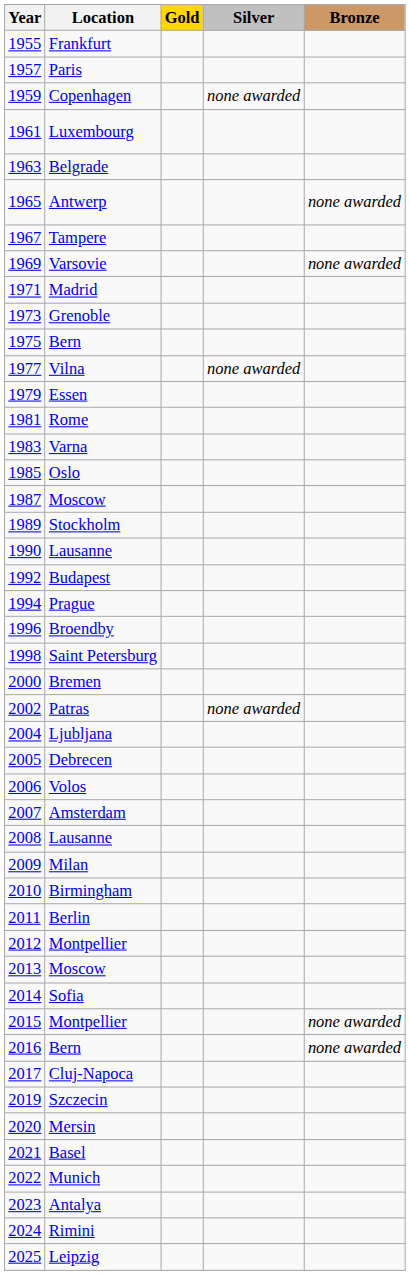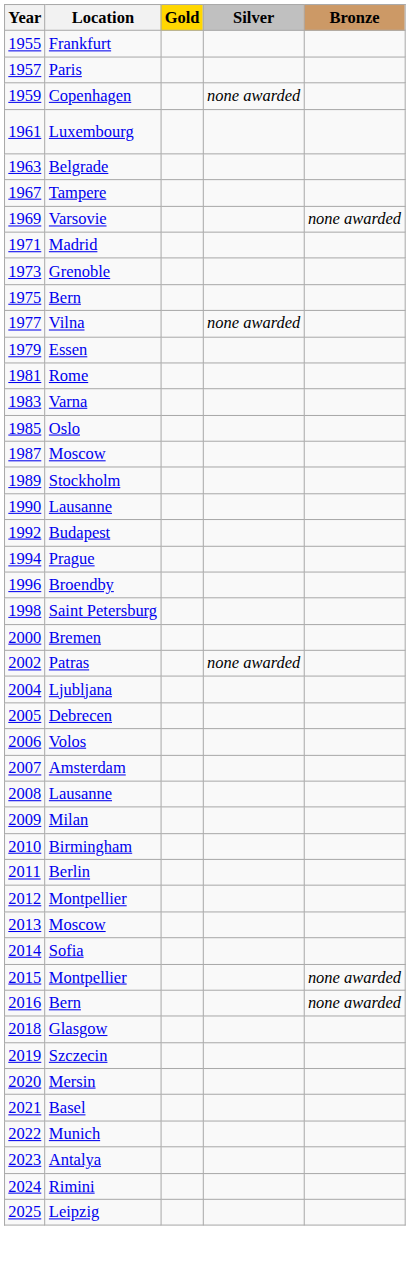- row: (25, 202)
- row: (25, 1073)
+ row: (25, 1029)
